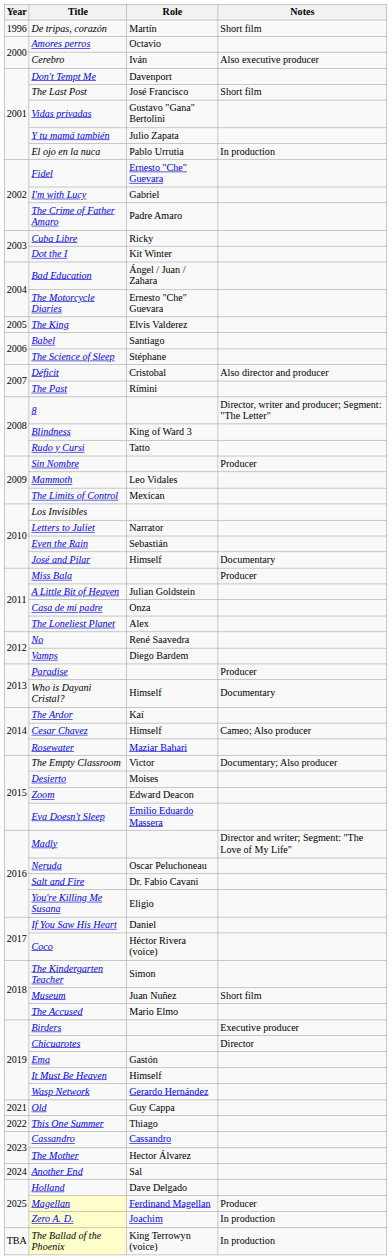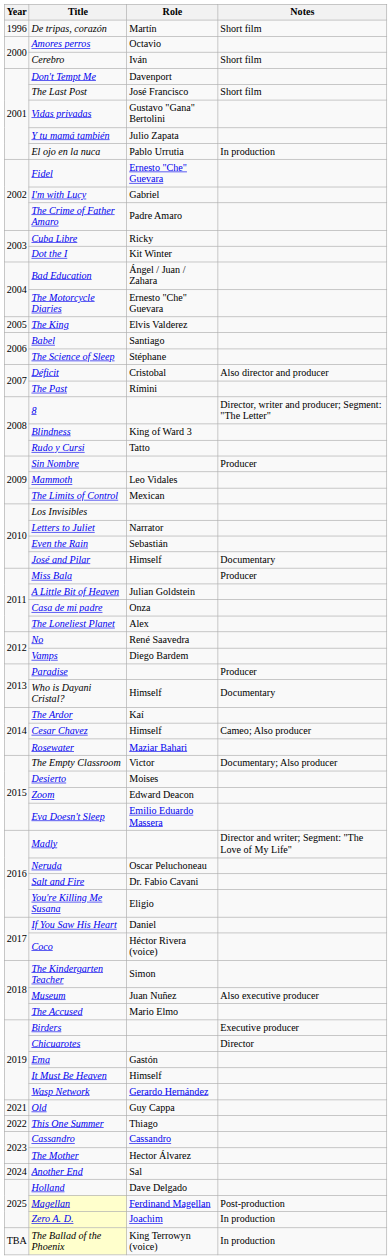(270, 60) Also executive producer -> (241, 60) Short film
(241, 995) Short film -> (270, 995) Also executive producer
(239, 1203) Producer -> (253, 1203) Post-production
